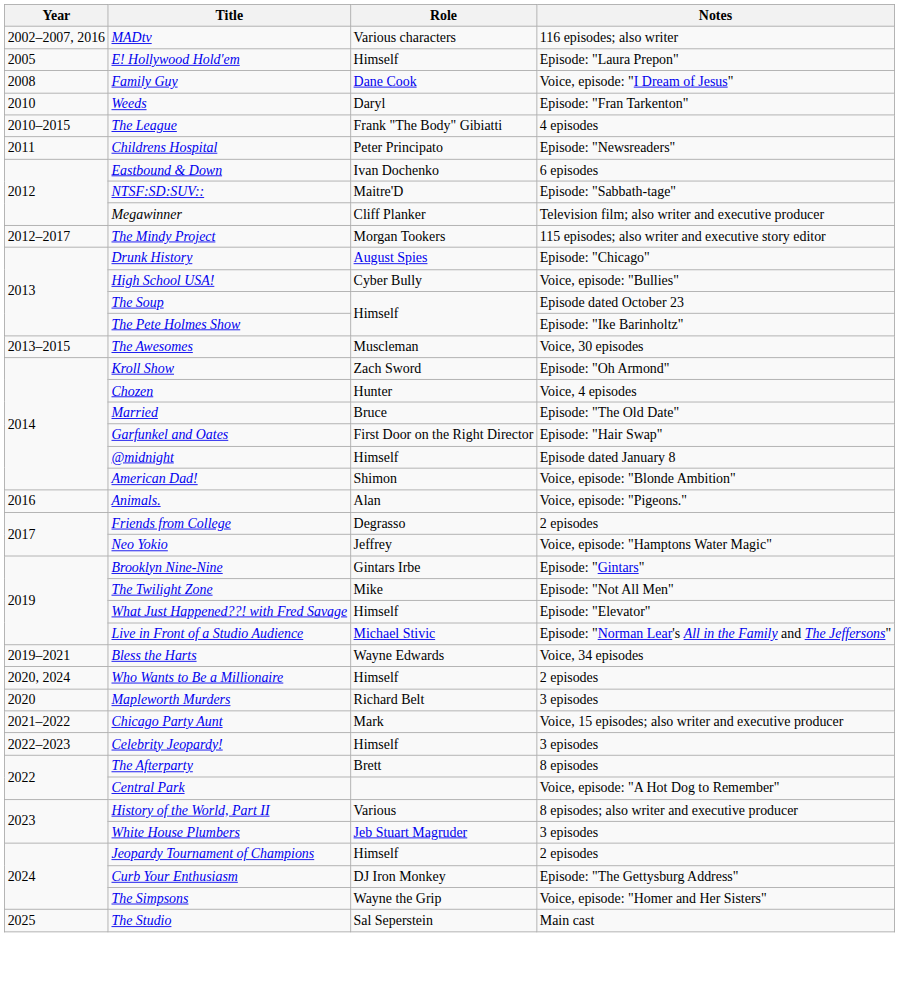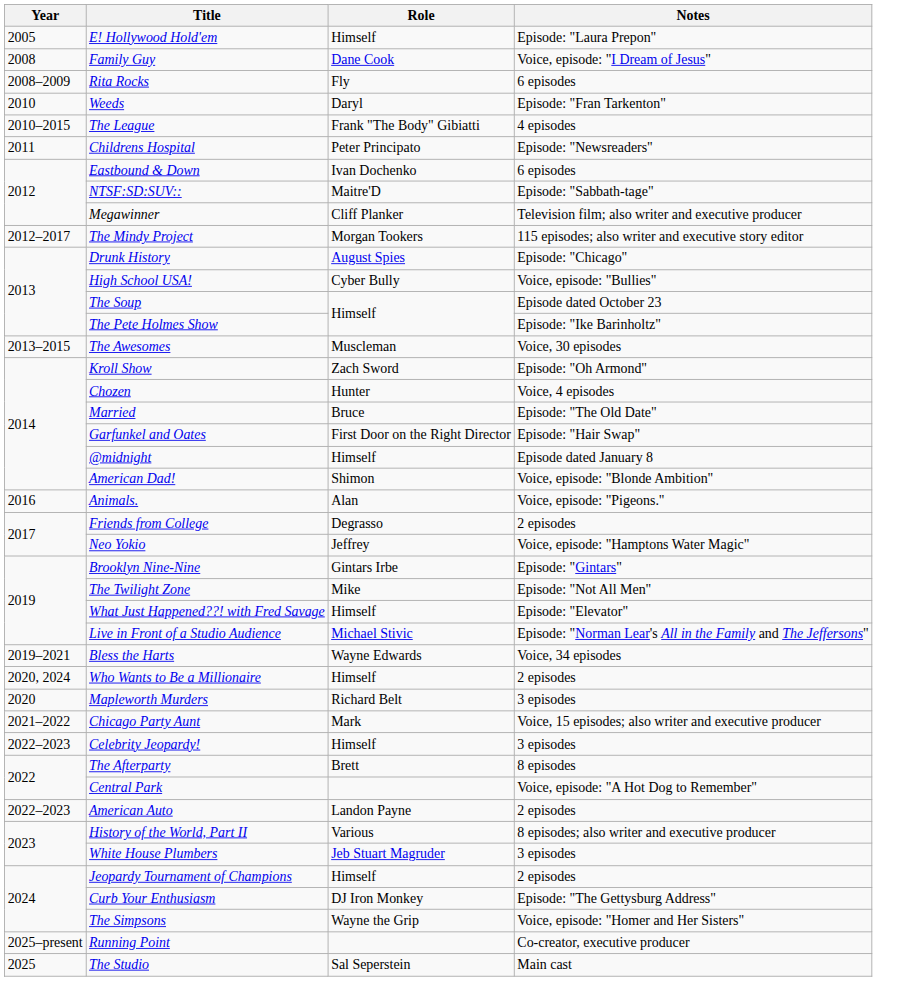- row: (132, 37)
+ row: (119, 81)
+ row: (131, 810)
+ row: (129, 942)
